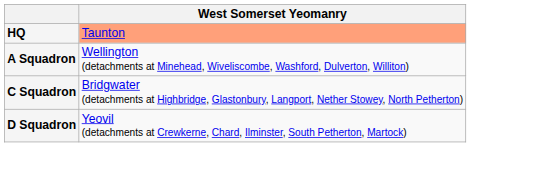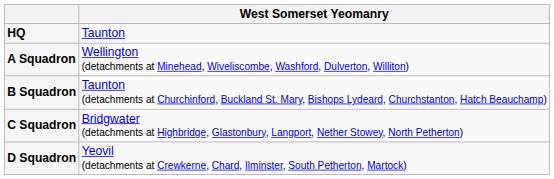(103, 33) lightsalmon background -> (103, 33) no background
+ row: (42, 92)
